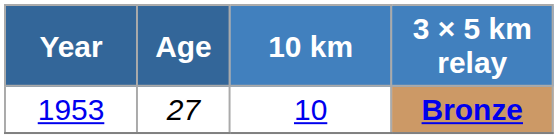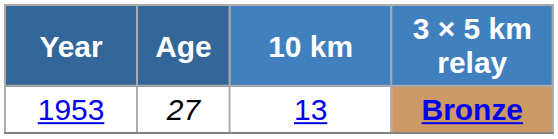(311, 110) 10 -> (311, 110) 13
